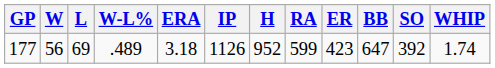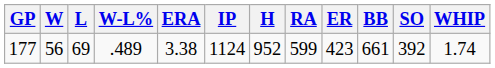(181, 48) 3.18 -> (181, 48) 3.38
(227, 48) 1126 -> (227, 48) 1124
(376, 48) 647 -> (376, 48) 661
